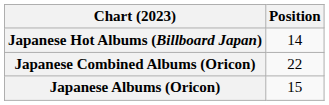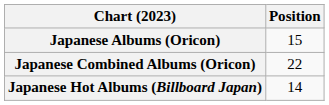rows swapped: (135, 87) <-> (135, 40)
